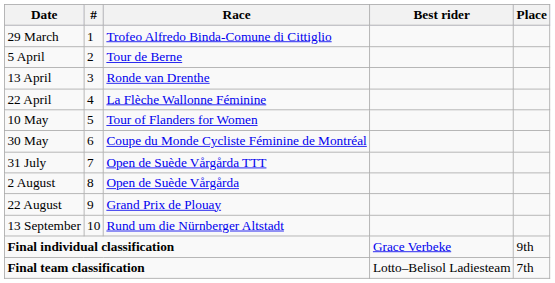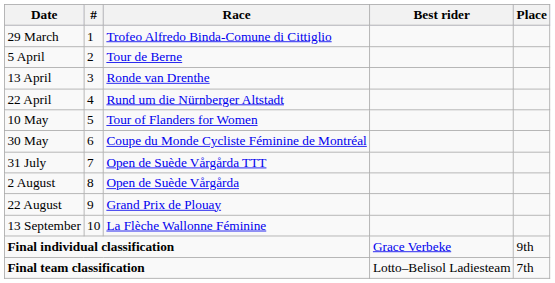(186, 99) La Flèche Wallonne Féminine -> (195, 99) Rund um die Nürnberger Altstadt
(195, 225) Rund um die Nürnberger Altstadt -> (186, 225) La Flèche Wallonne Féminine
